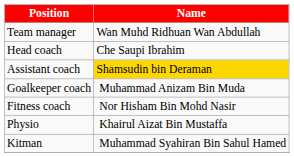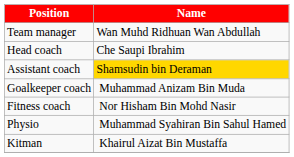(162, 124) Khairul Aizat Bin Mustaffa -> (191, 124) Muhammad Syahiran Bin Sahul Hamed
(191, 143) Muhammad Syahiran Bin Sahul Hamed -> (162, 143) Khairul Aizat Bin Mustaffa
